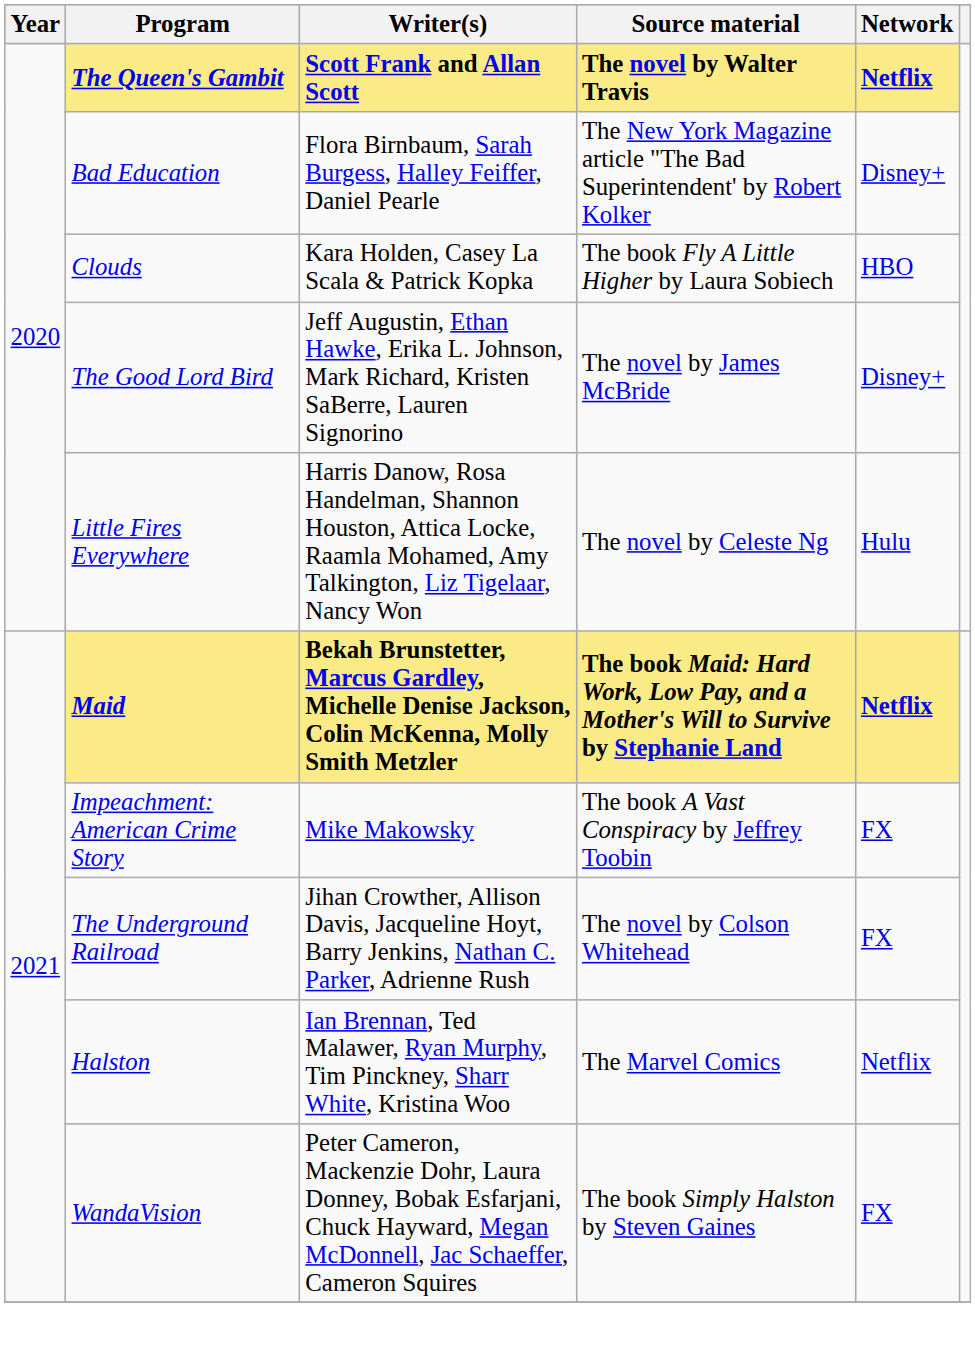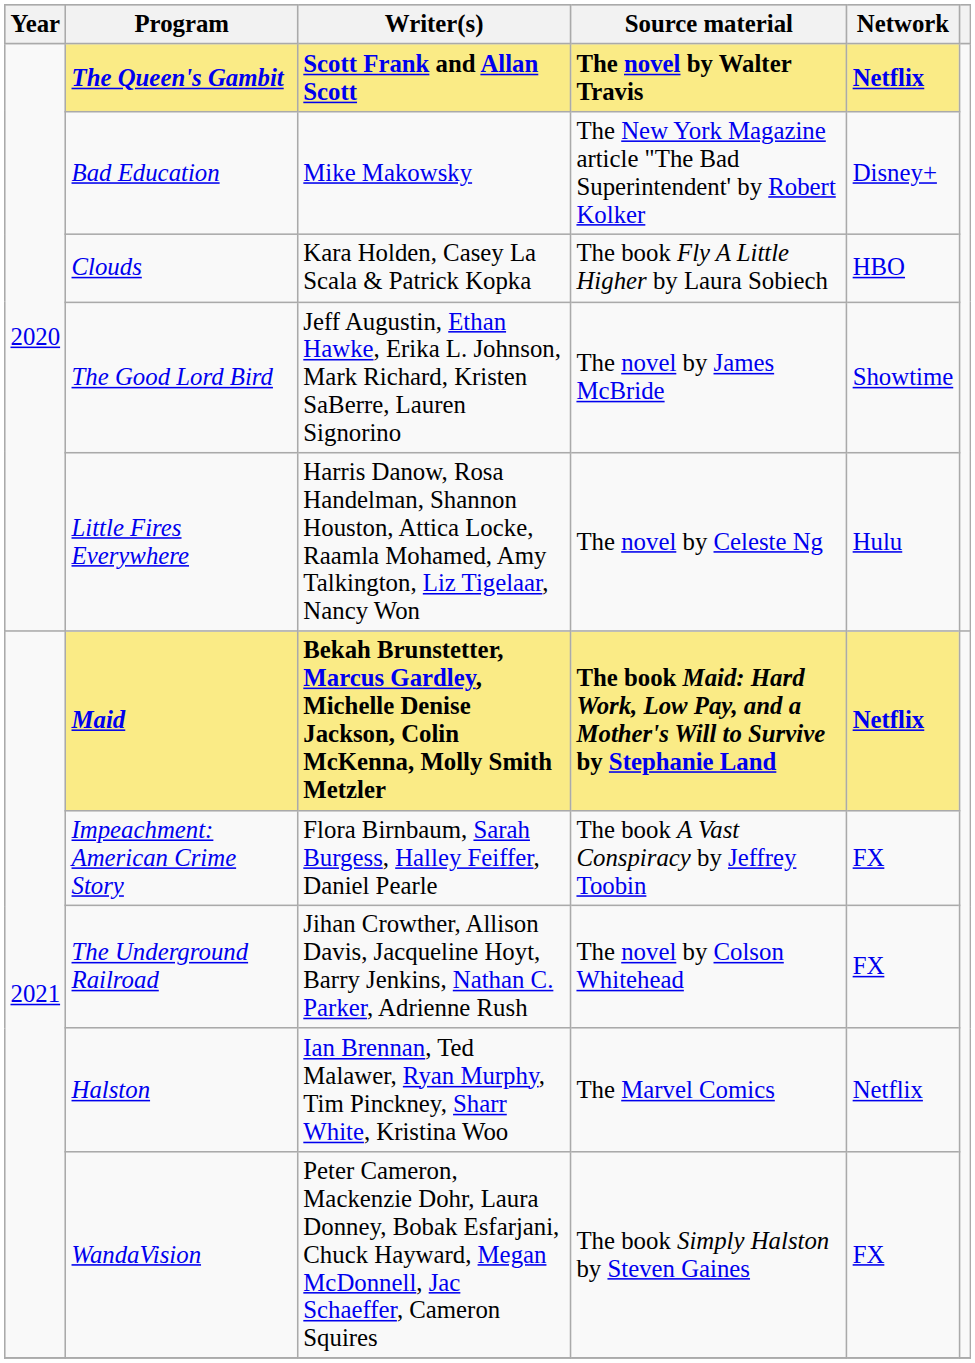(424, 172) Flora Birnbaum, Sarah Burgess, Halley Feiffer, Daniel Pearle -> (388, 172) Mike Makowsky
(903, 376) Disney+ -> (903, 376) Showtime
(390, 829) Mike Makowsky -> (422, 857) Flora Birnbaum, Sarah Burgess, Halley Feiffer, Daniel Pearle
